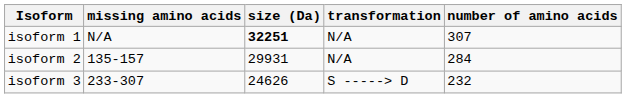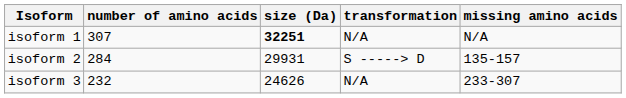columns swapped: (532, 16) <-> (164, 16)
(339, 60) N/A -> (384, 60) S -----> D
(368, 82) S -----> D -> (356, 82) N/A
